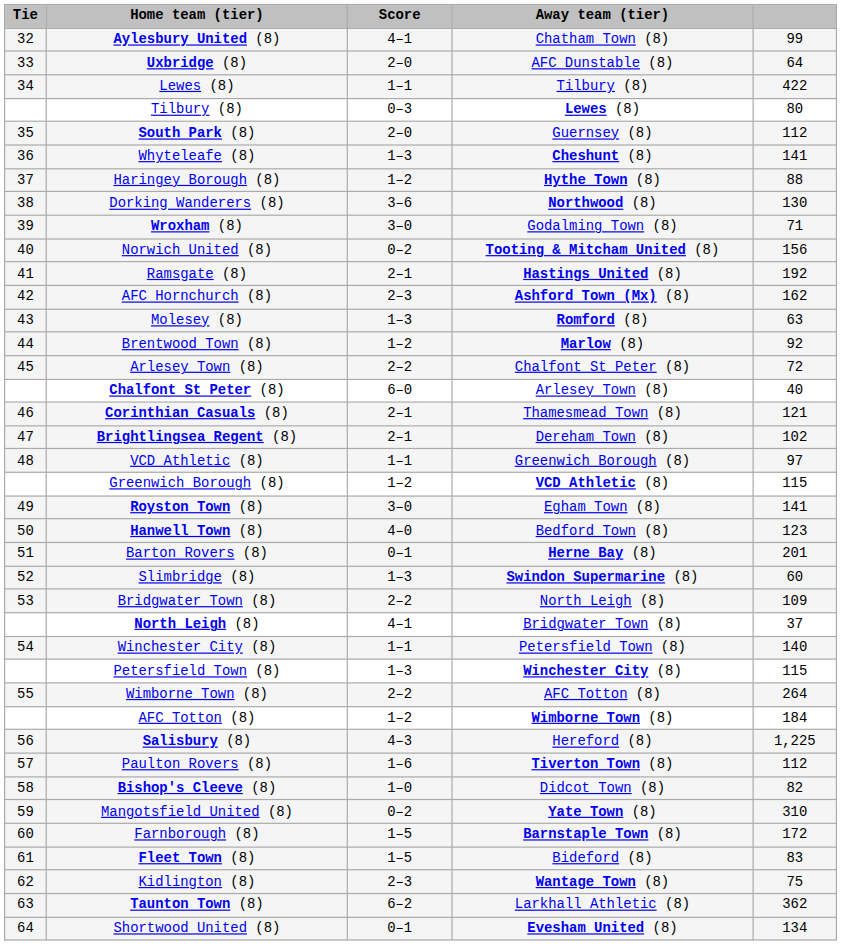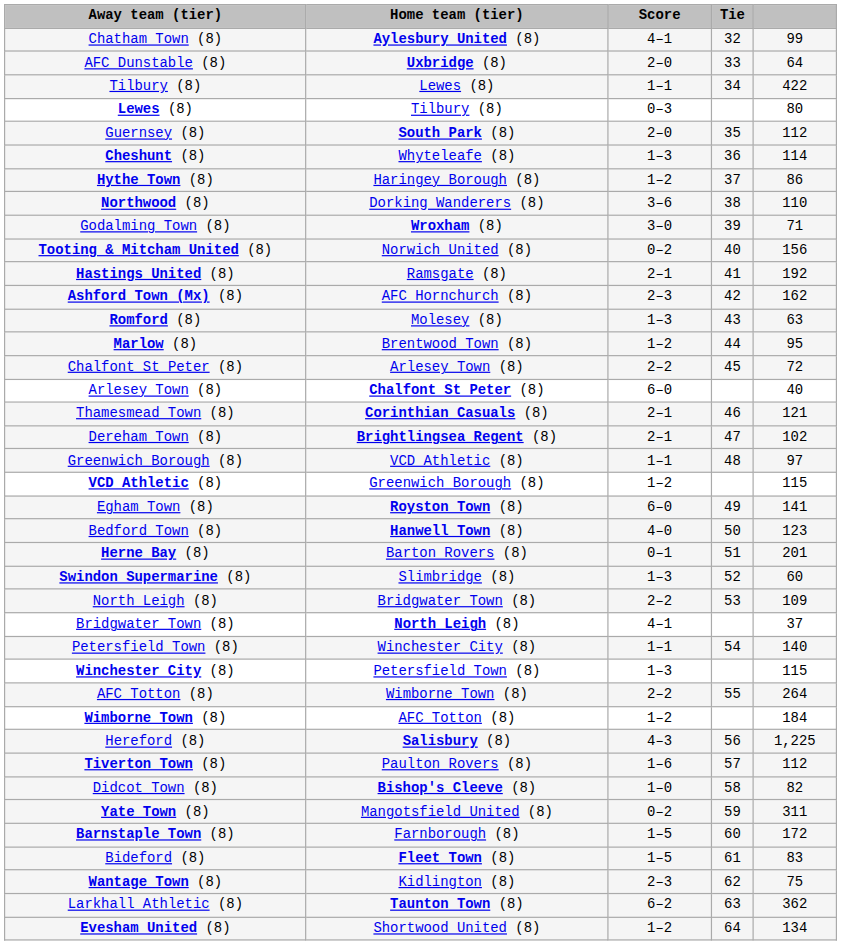columns swapped: (25, 16) <-> (602, 16)
(795, 156) 141 -> (795, 156) 114
(795, 180) 88 -> (795, 180) 86
(795, 203) 130 -> (795, 203) 110
(795, 343) 92 -> (795, 343) 95
(400, 507) 3–0 -> (660, 507) 6–0
(795, 811) 310 -> (795, 811) 311
(400, 928) 0–1 -> (660, 928) 1–2
